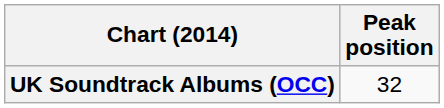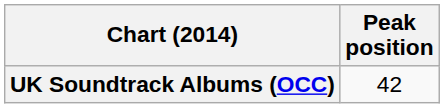(389, 84) 32 -> (389, 84) 42
